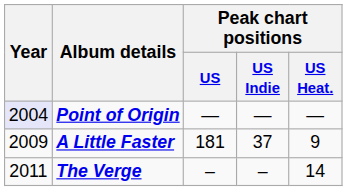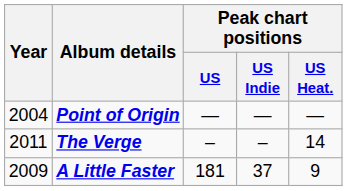(28, 114) lavender background -> (28, 114) no background
rows swapped: (115, 143) <-> (99, 171)
